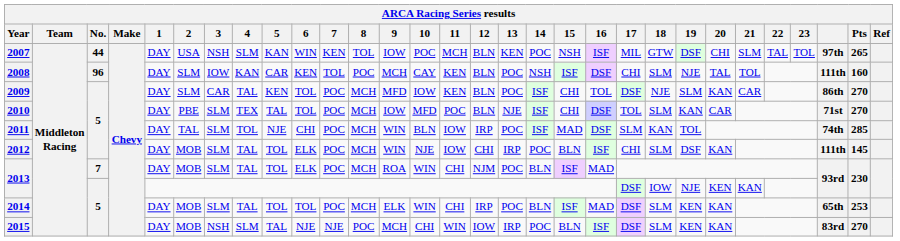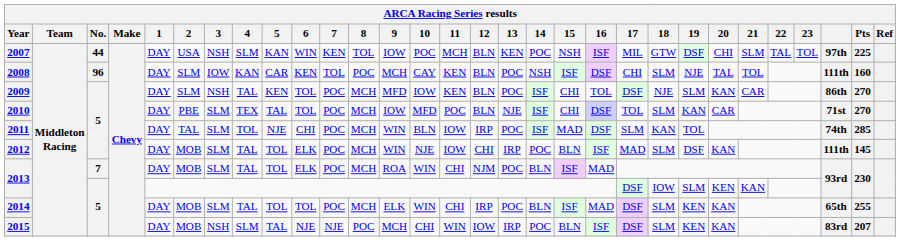(859, 52) 265 -> (863, 52) 225
(218, 91) CAR -> (218, 91) NSH
(631, 149) CHI -> (632, 149) MAD
(691, 188) NJE -> (694, 188) SLM
(859, 207) 253 -> (863, 207) 255
(859, 226) 270 -> (863, 226) 207
